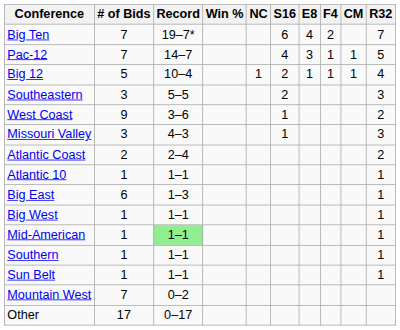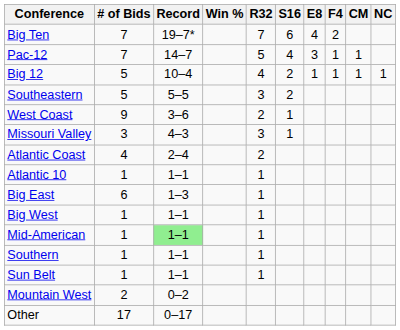columns swapped: (381, 14) <-> (259, 14)
(124, 94) 3 -> (124, 94) 5
(124, 154) 2 -> (124, 154) 4
(124, 295) 7 -> (124, 295) 2
